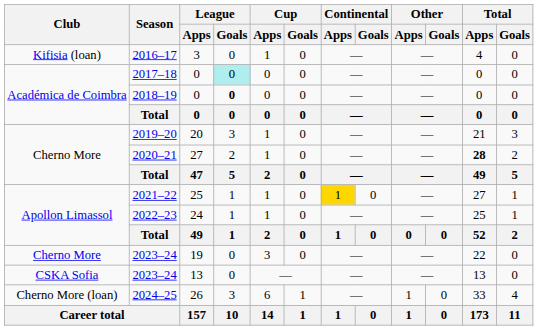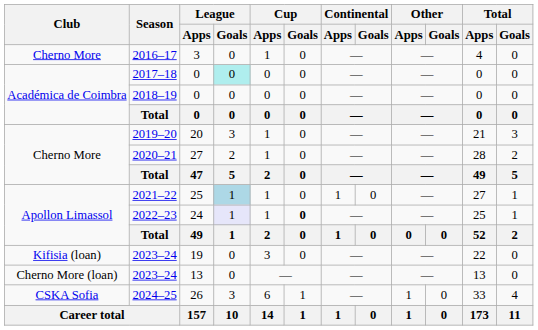(67, 54) Kifisia (loan) -> (67, 54) Cherno More
(232, 94) bold -> (232, 94) normal
(479, 154) bold -> (479, 154) normal
(232, 194) no background -> (232, 194) lightblue background
(338, 194) gold background -> (338, 194) no background
(232, 214) no background -> (232, 214) lavender background
(303, 214) normal -> (303, 214) bold
(67, 255) Cherno More -> (67, 255) Kifisia (loan)
(67, 275) CSKA Sofia -> (67, 275) Cherno More (loan)
(67, 295) Cherno More (loan) -> (67, 295) CSKA Sofia
